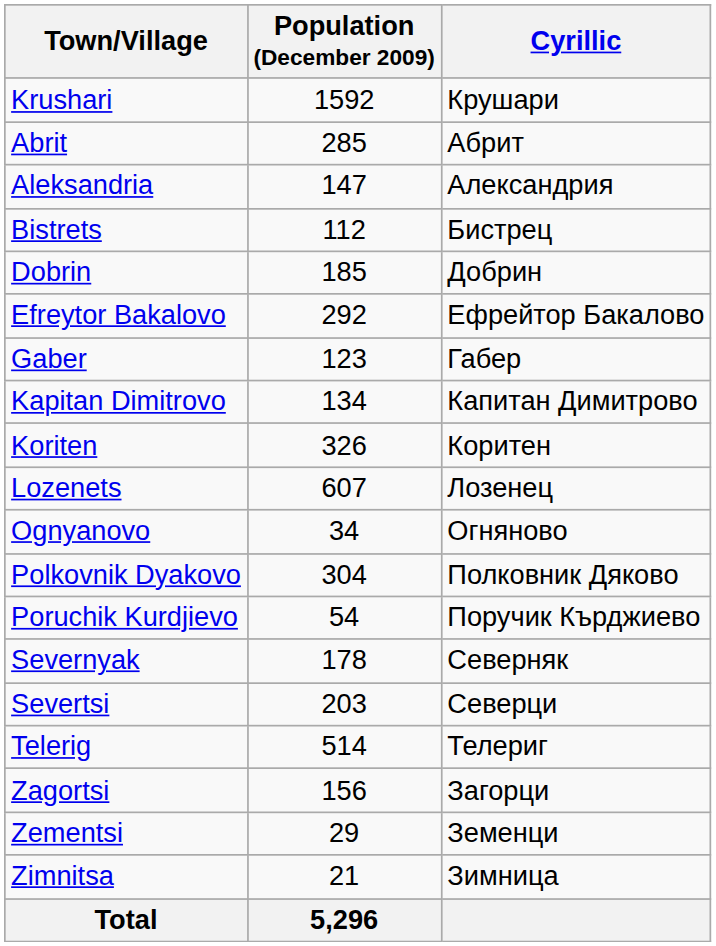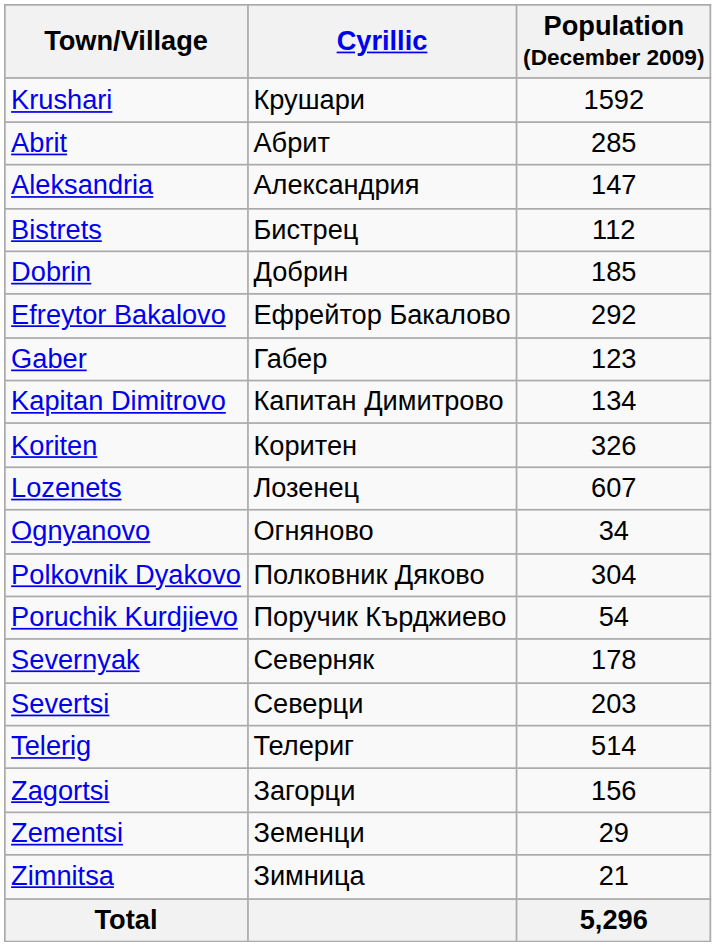columns swapped: (576, 41) <-> (344, 41)
